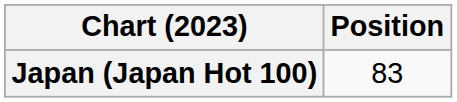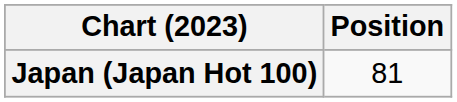(387, 73) 83 -> (387, 73) 81
